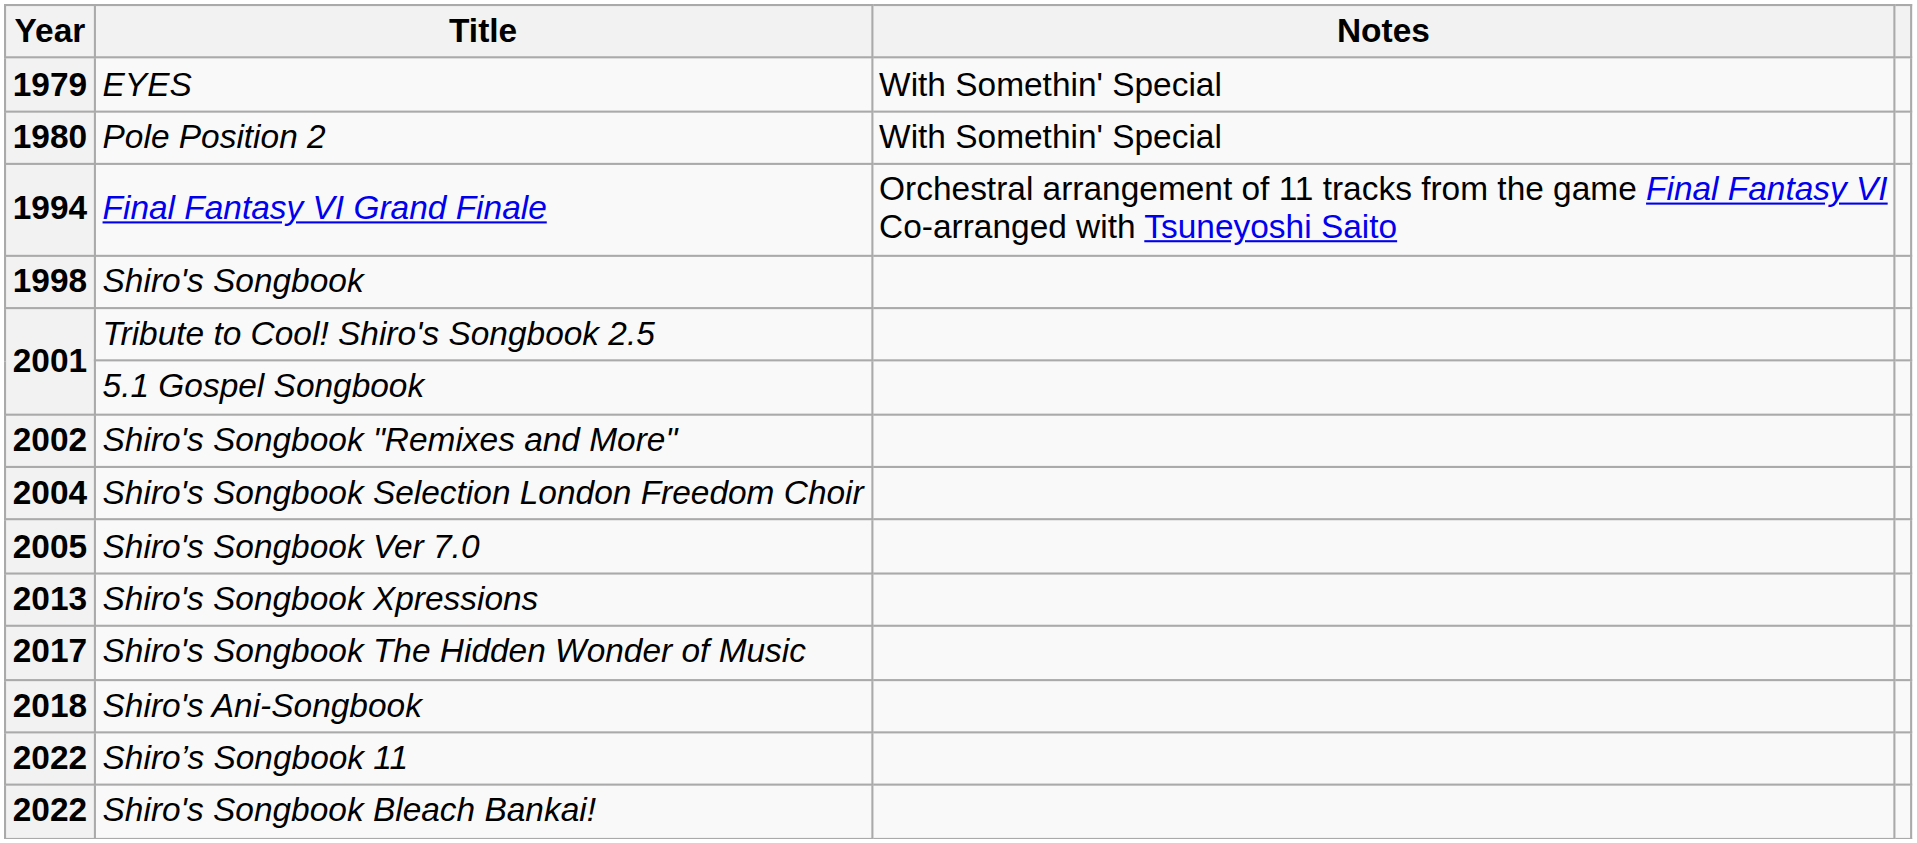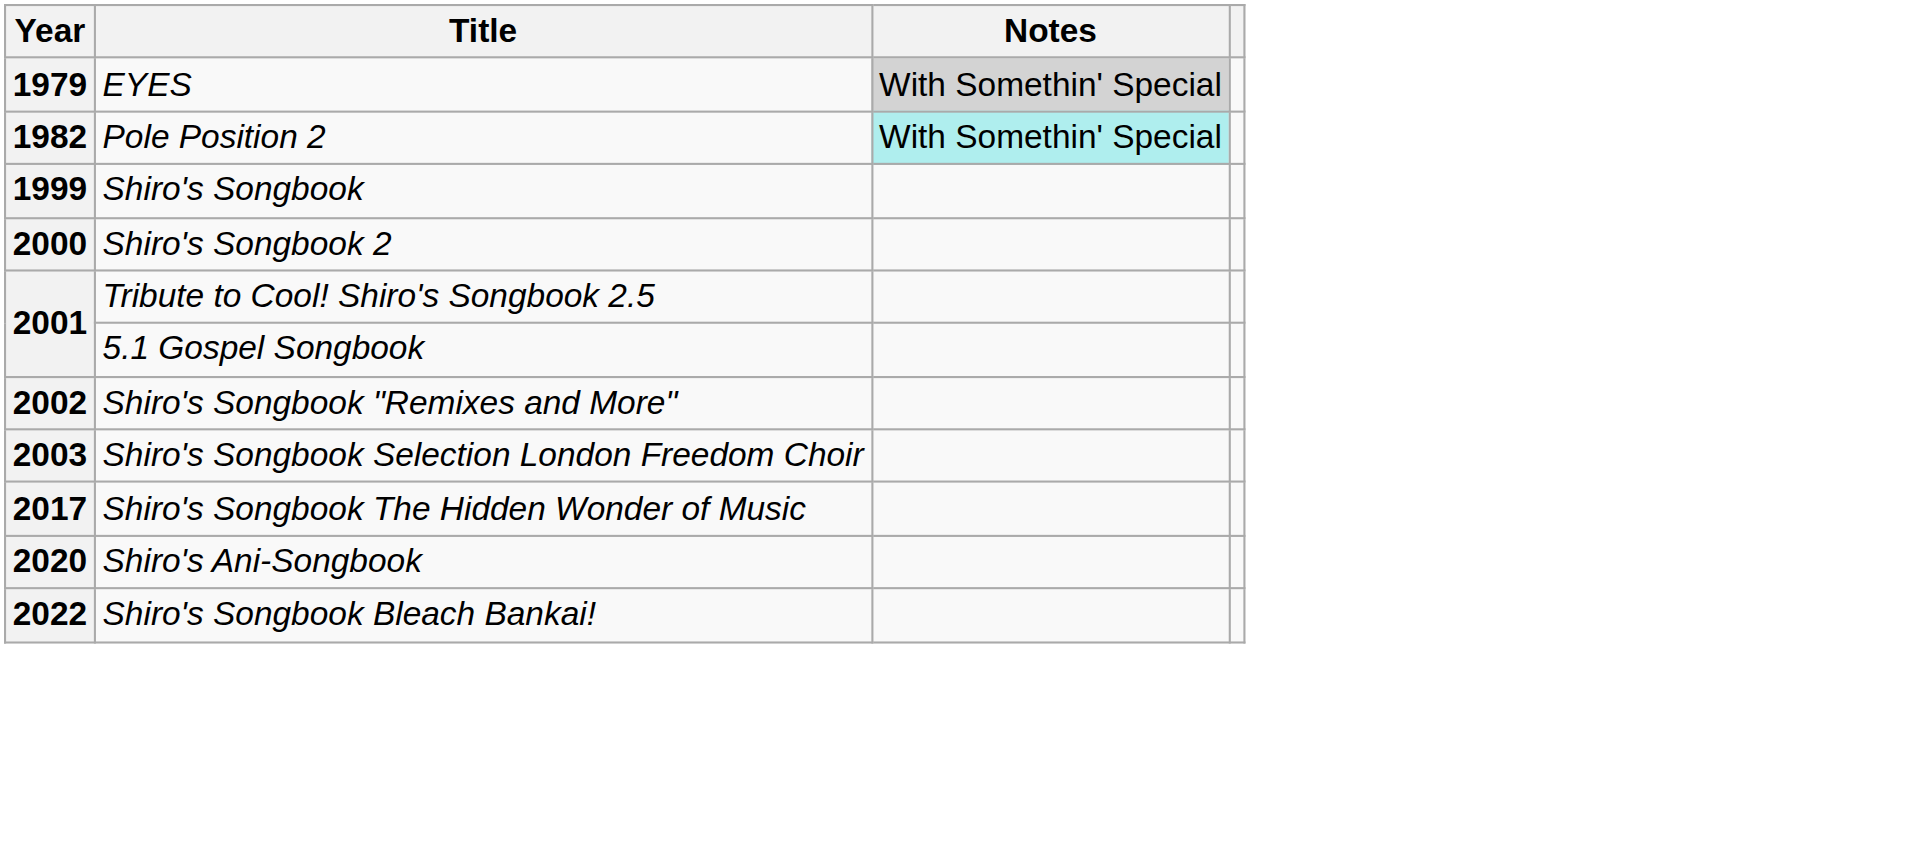(1050, 84) no background -> (1050, 84) lightgrey background
(50, 137) 1980 -> (50, 137) 1982
(1050, 137) no background -> (1050, 137) paleturquoise background
- row: (325, 208)
(50, 280) 1998 -> (50, 190) 1999
+ row: (247, 243)
(50, 492) 2004 -> (50, 455) 2003
- row: (291, 545)
- row: (320, 598)
(50, 705) 2018 -> (50, 561) 2020
- row: (255, 758)
